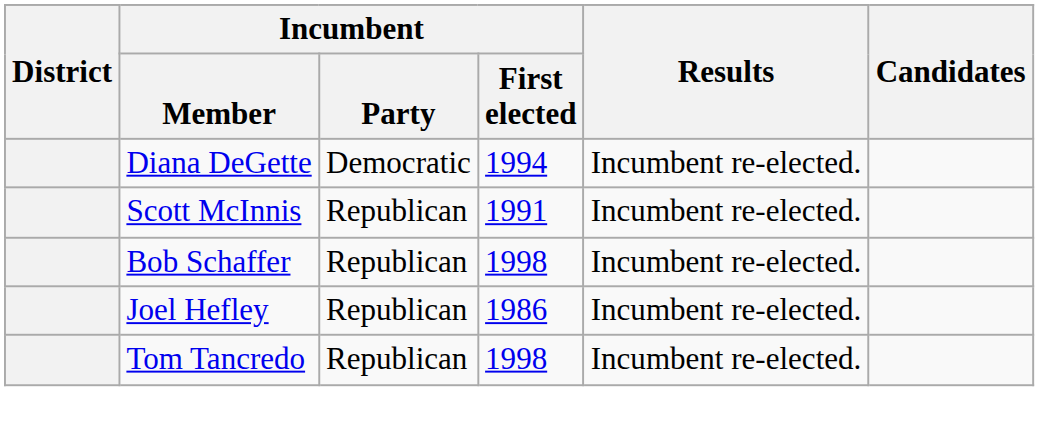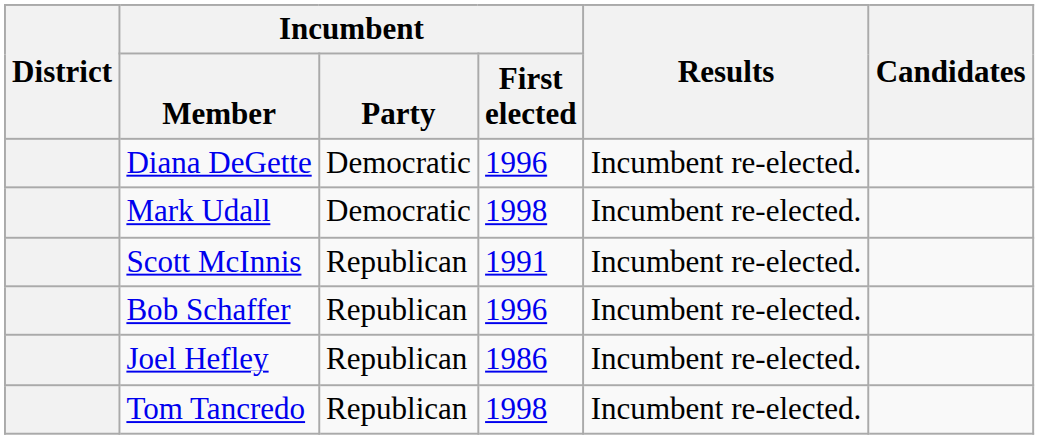(516, 162) 1994 -> (516, 162) 1996
+ row: (198, 211)
(516, 260) 1998 -> (516, 310) 1996
